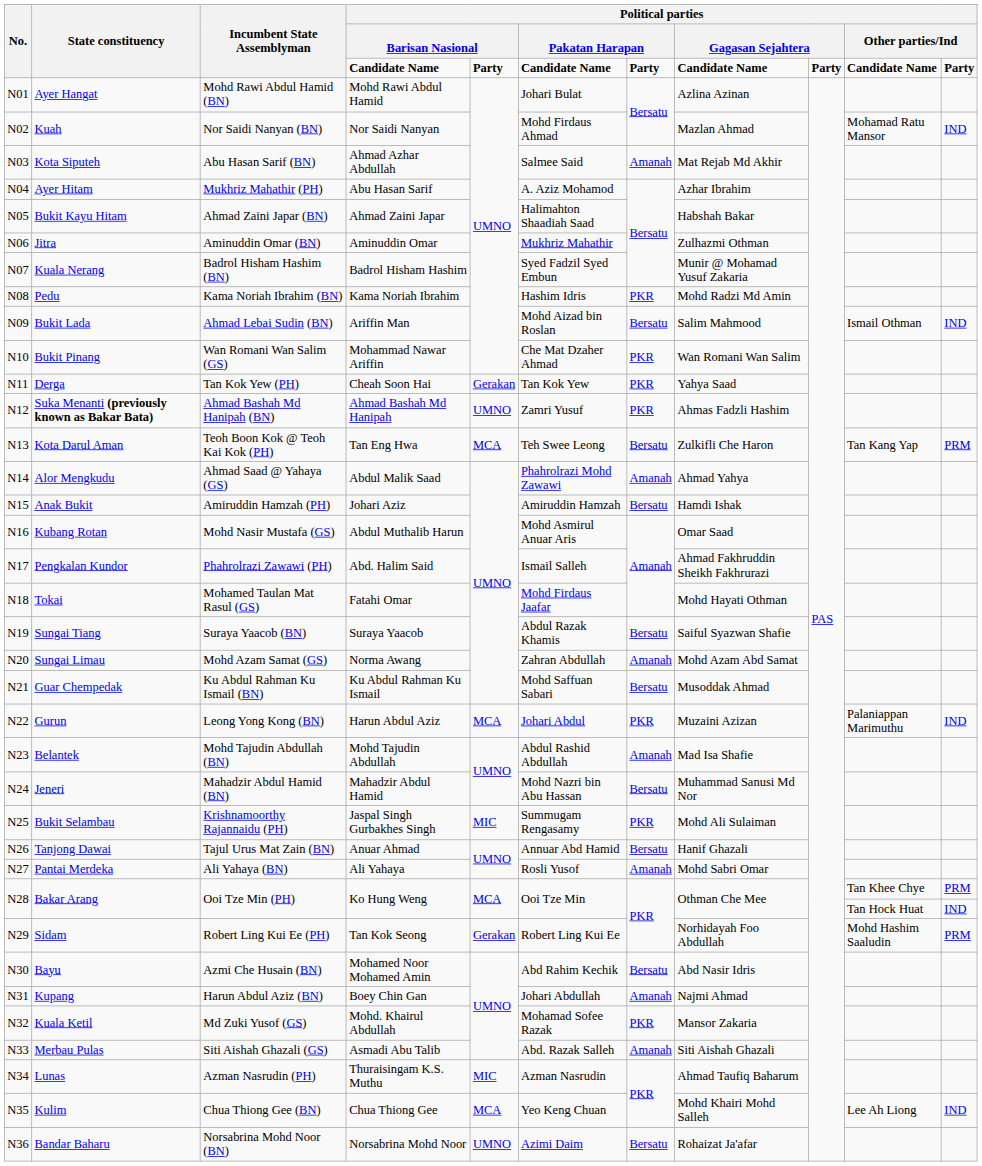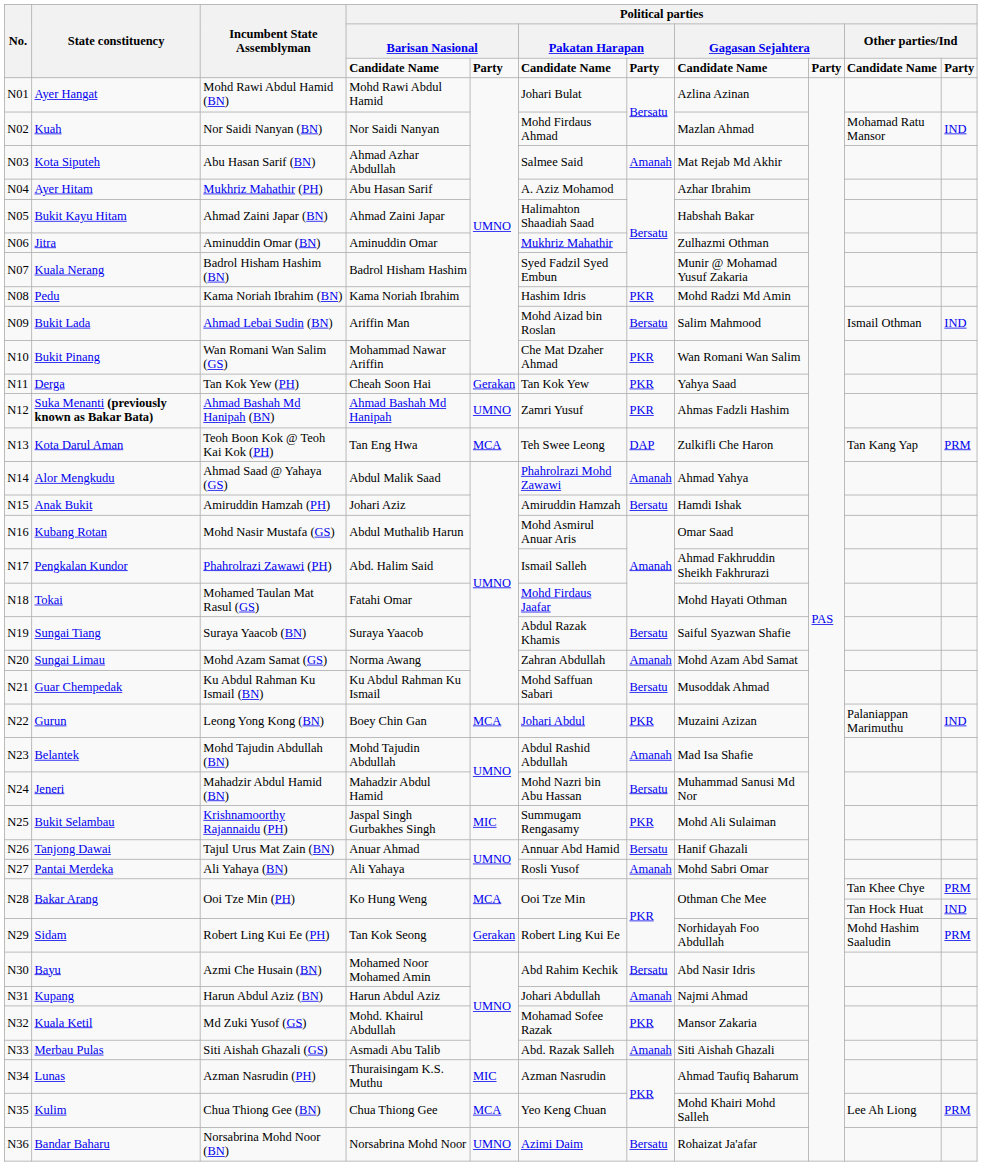(649, 444) Bersatu -> (642, 444) DAP
(395, 721) Harun Abdul Aziz -> (388, 721) Boey Chin Gan
(388, 996) Boey Chin Gan -> (395, 996) Harun Abdul Aziz
(955, 1110) IND -> (958, 1110) PRM
